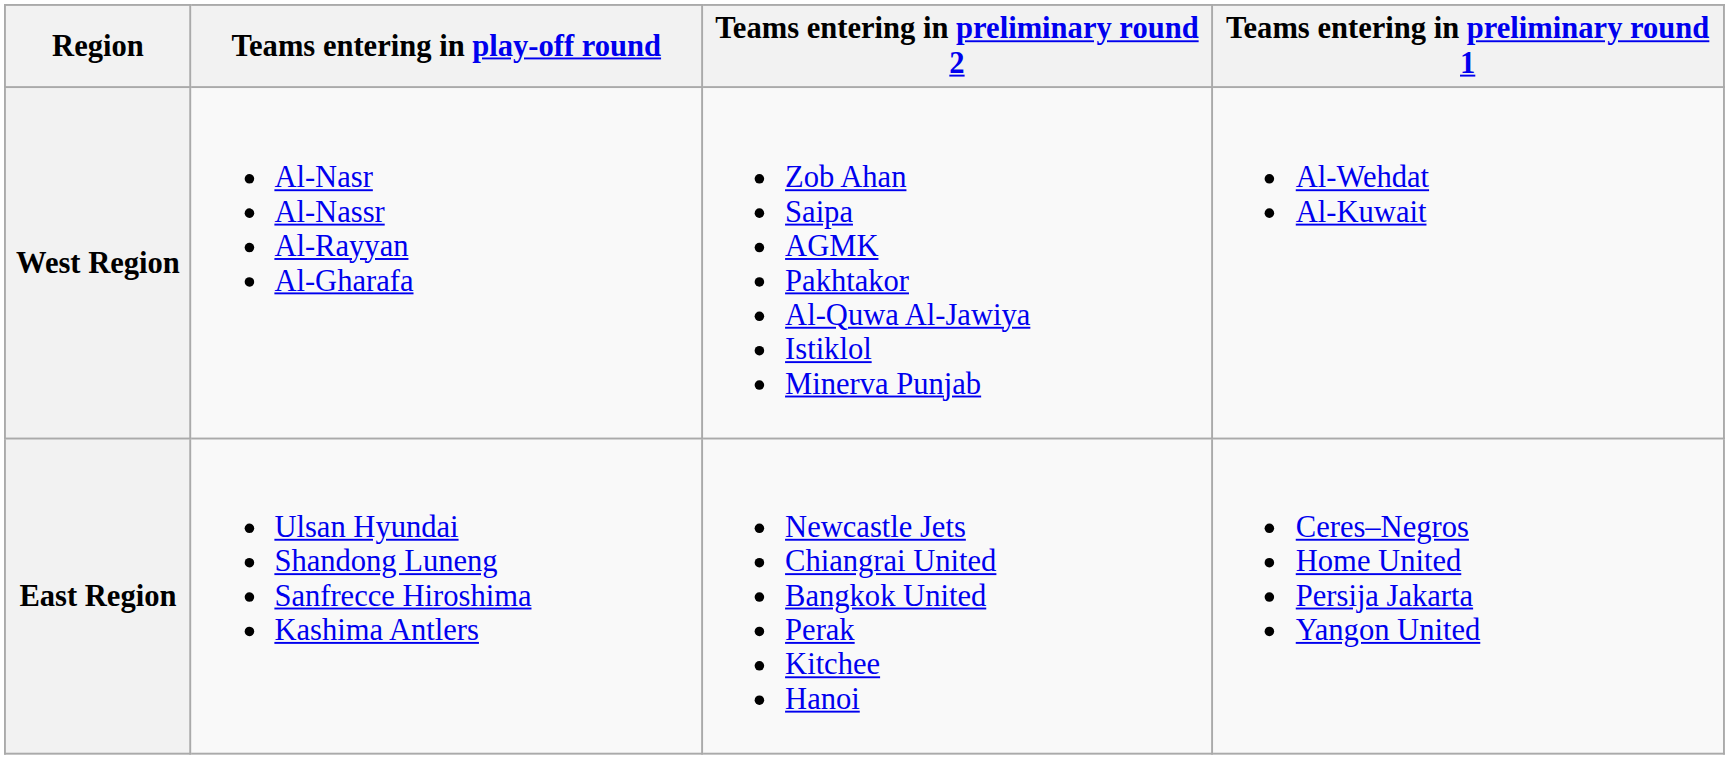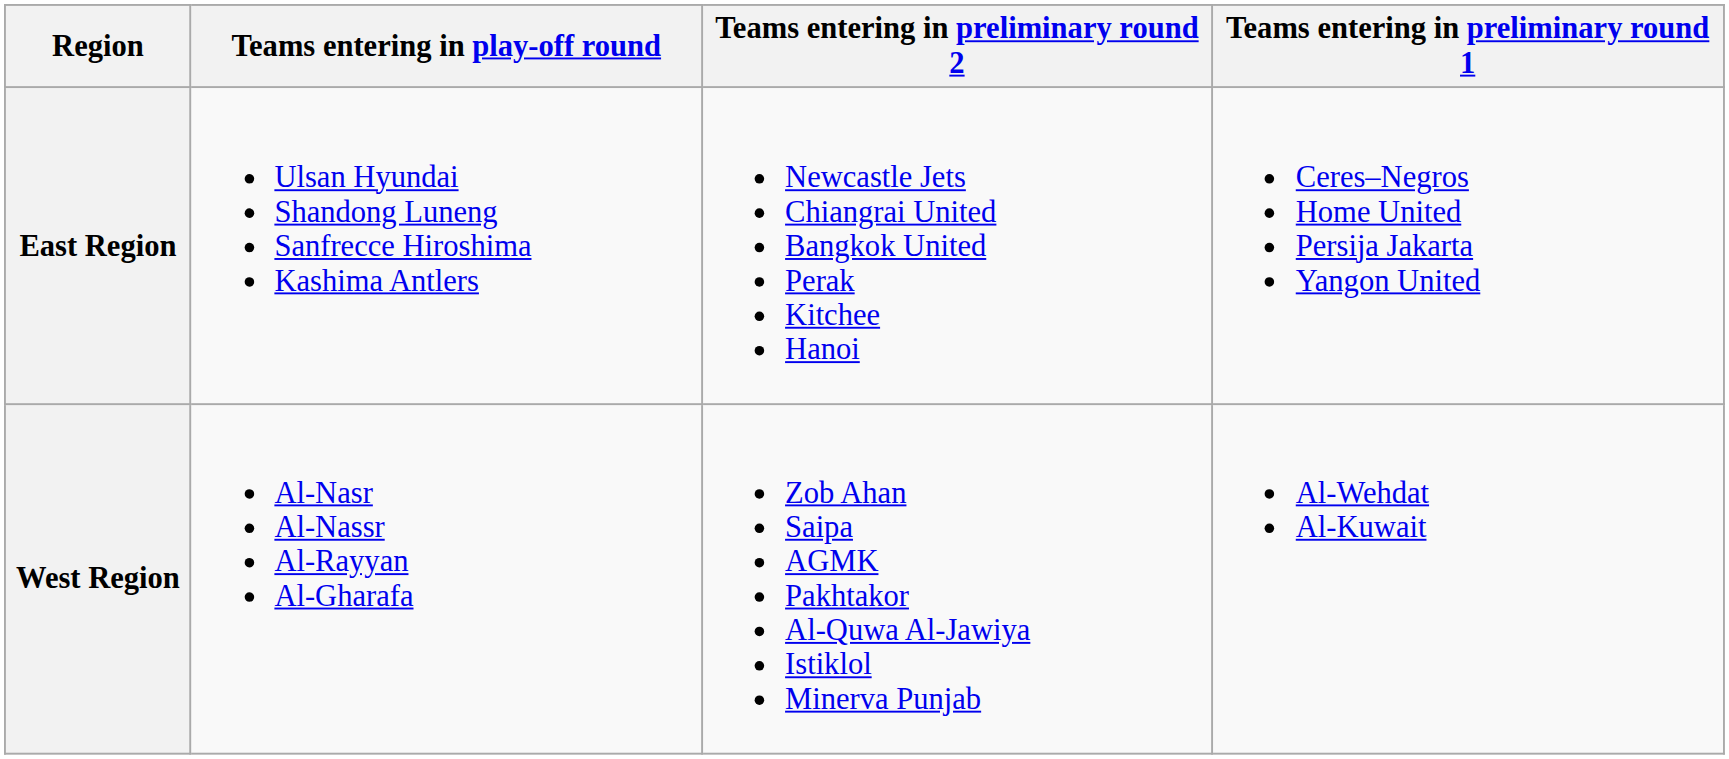rows swapped: (98, 262) <-> (98, 595)
